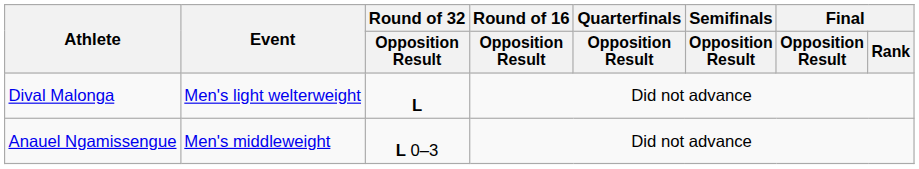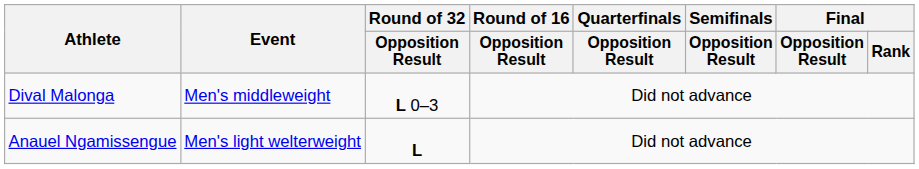(273, 96) Men's light welterweight -> (257, 96) Men's middleweight
(417, 105) L -> (417, 105) L 0–3
(257, 141) Men's middleweight -> (273, 141) Men's light welterweight
(417, 150) L 0–3 -> (417, 150) L
